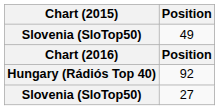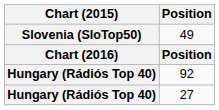(82, 94) Slovenia (SloTop50) -> (82, 94) Hungary (Rádiós Top 40)
